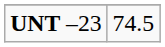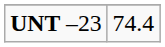(133, 23) 74.5 -> (133, 23) 74.4
